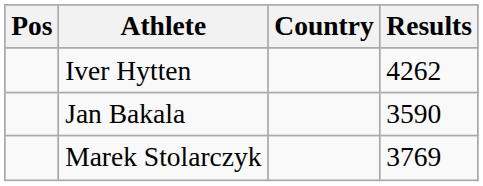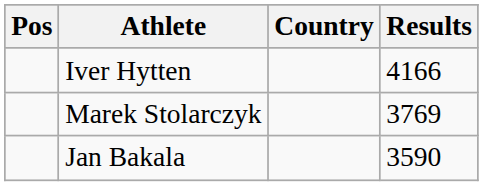(414, 69) 4262 -> (414, 69) 4166
rows swapped: (163, 157) <-> (125, 113)
